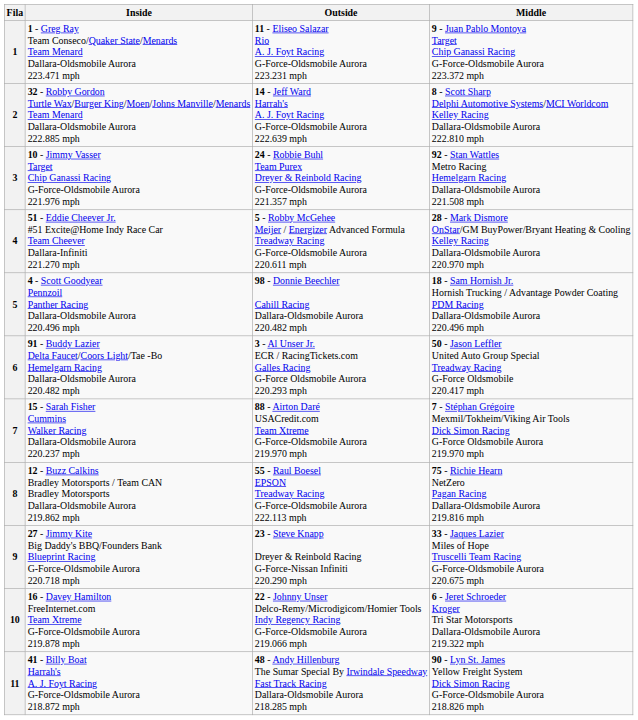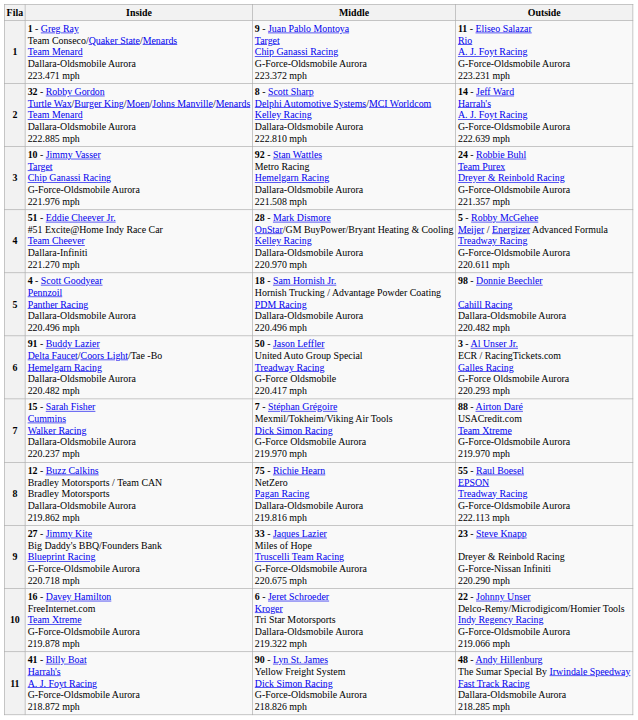columns swapped: (531, 12) <-> (341, 12)
